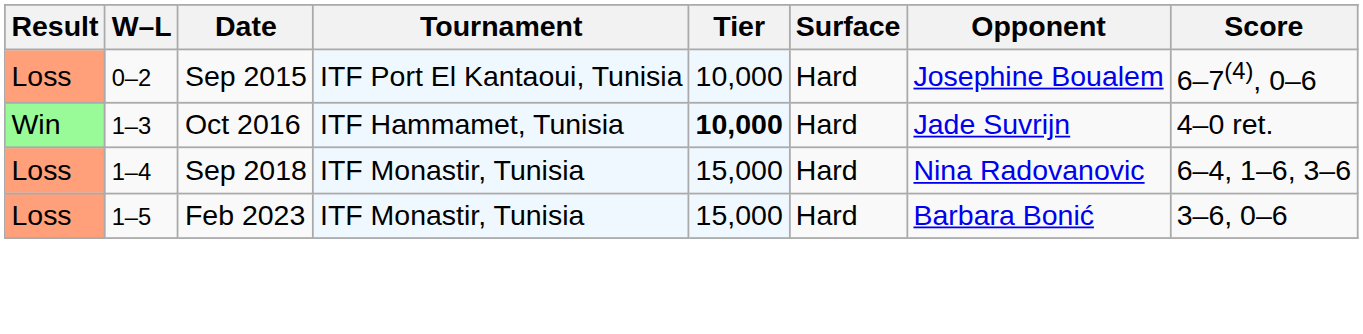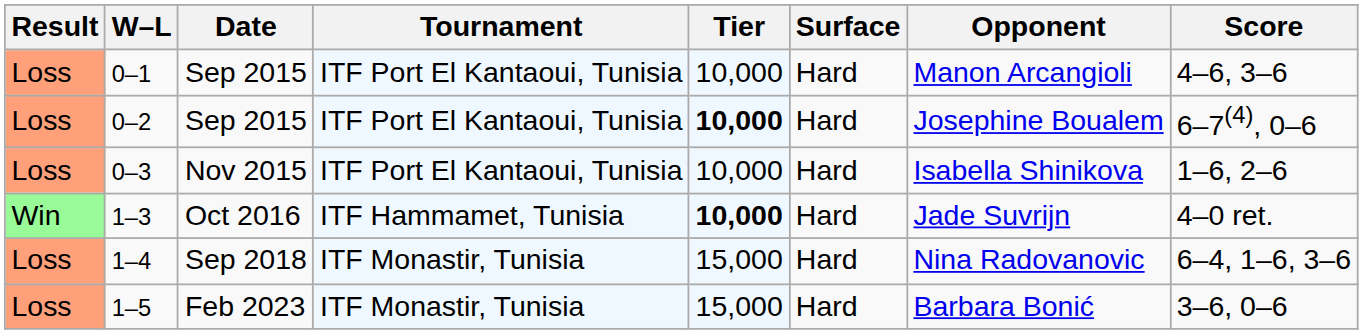+ row: (131, 74)
(739, 76) normal -> (739, 121) bold
+ row: (131, 172)
